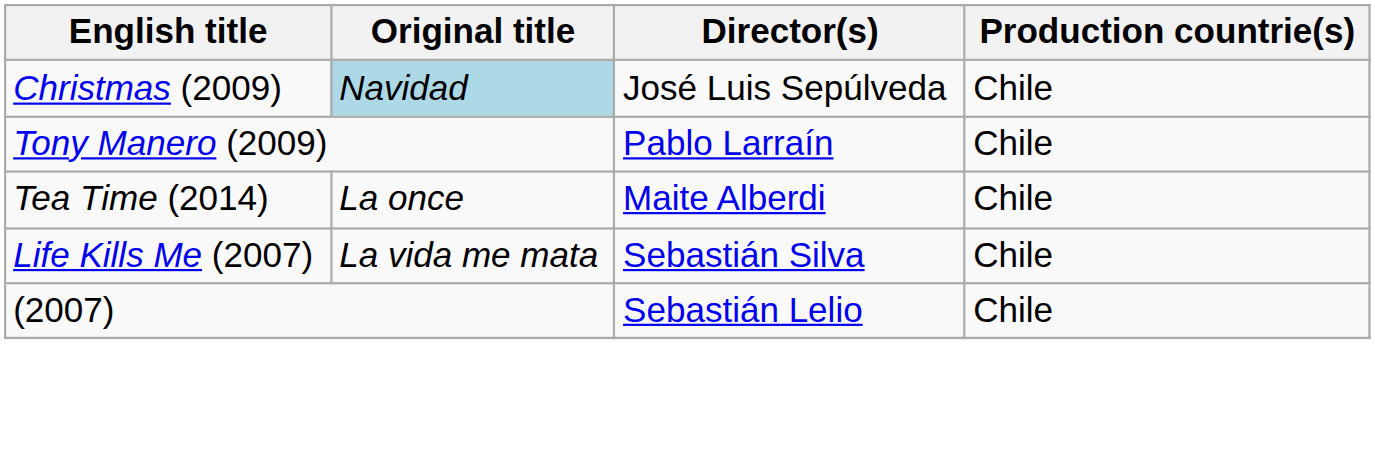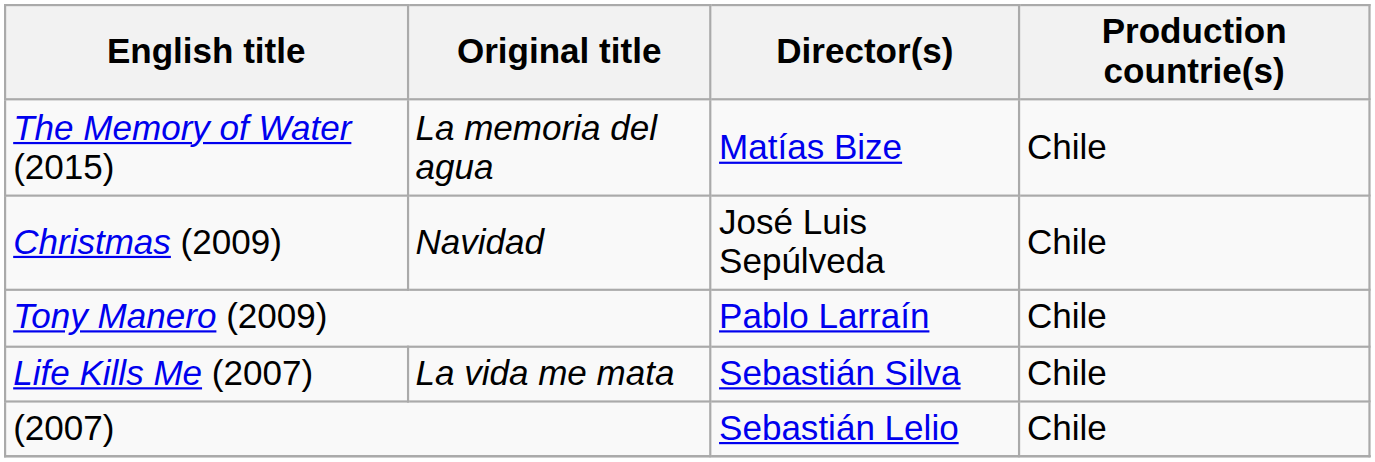+ row: (182, 146)
(403, 87) lightblue background -> (480, 241) no background
- row: (141, 198)
